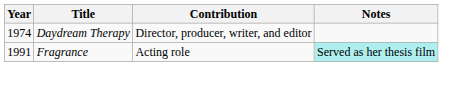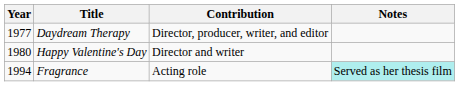(19, 33) 1974 -> (19, 33) 1977
+ row: (92, 52)
(19, 52) 1991 -> (19, 71) 1994
